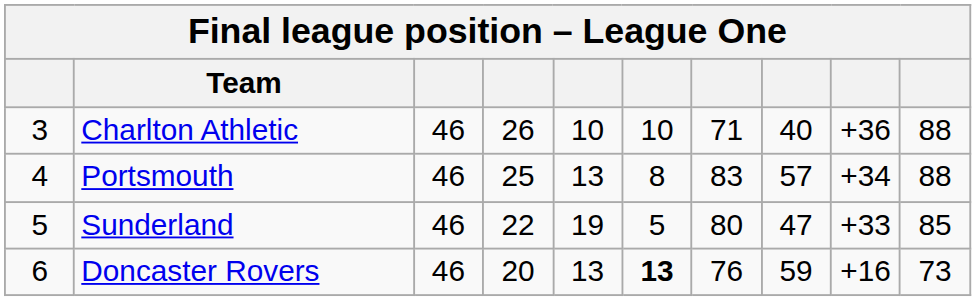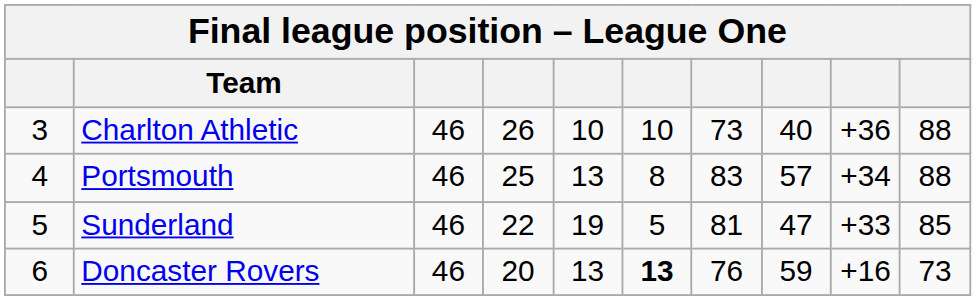(726, 129) 71 -> (726, 129) 73
(726, 224) 80 -> (726, 224) 81
